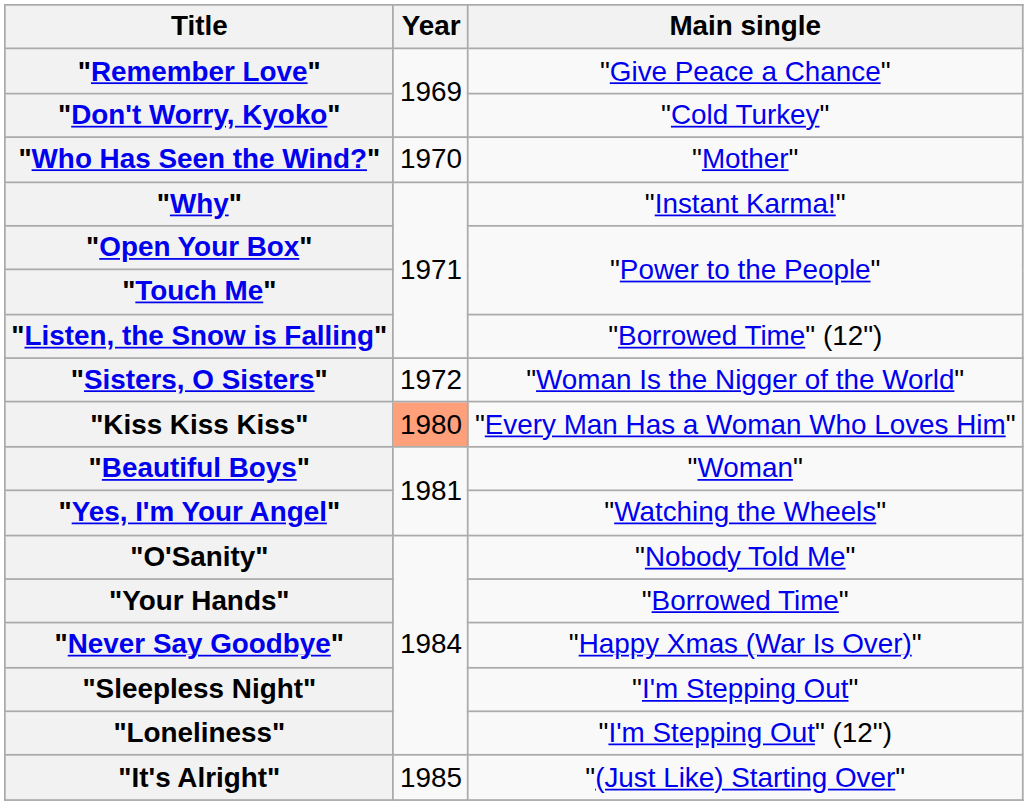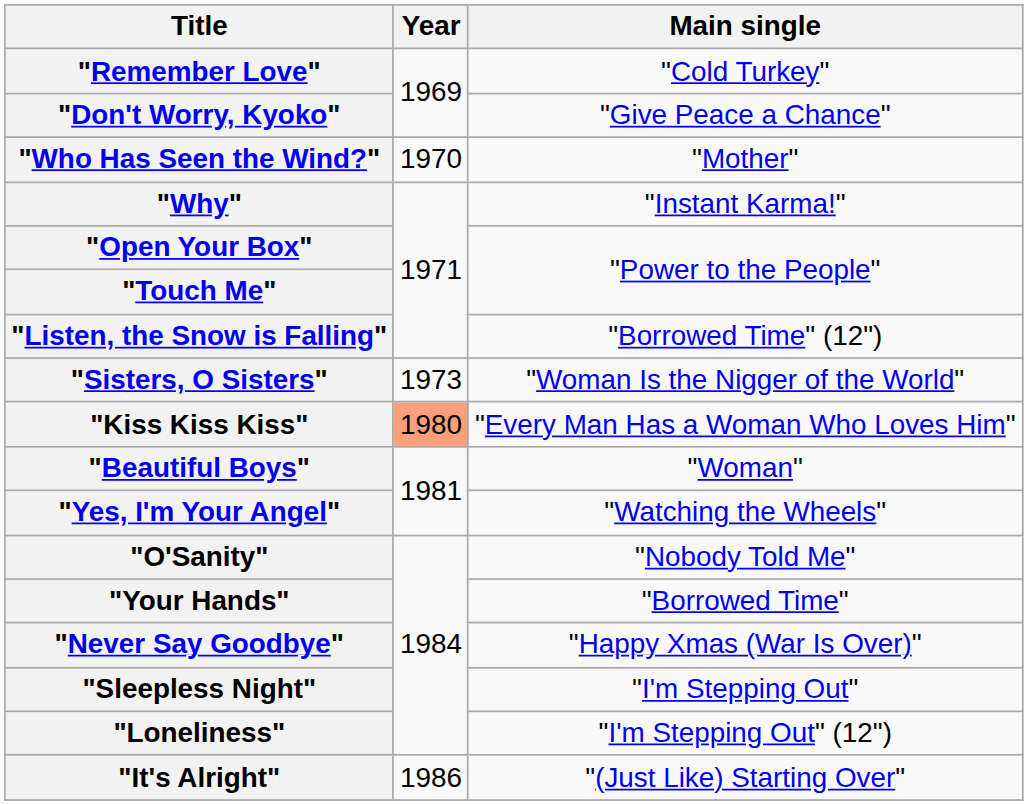(745, 70) "Give Peace a Chance" -> (745, 70) "Cold Turkey"
(745, 114) "Cold Turkey" -> (745, 114) "Give Peace a Chance"
(431, 379) 1972 -> (431, 379) 1973
(431, 777) 1985 -> (431, 777) 1986
